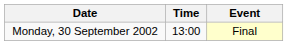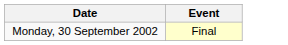- column: (186, 13)
